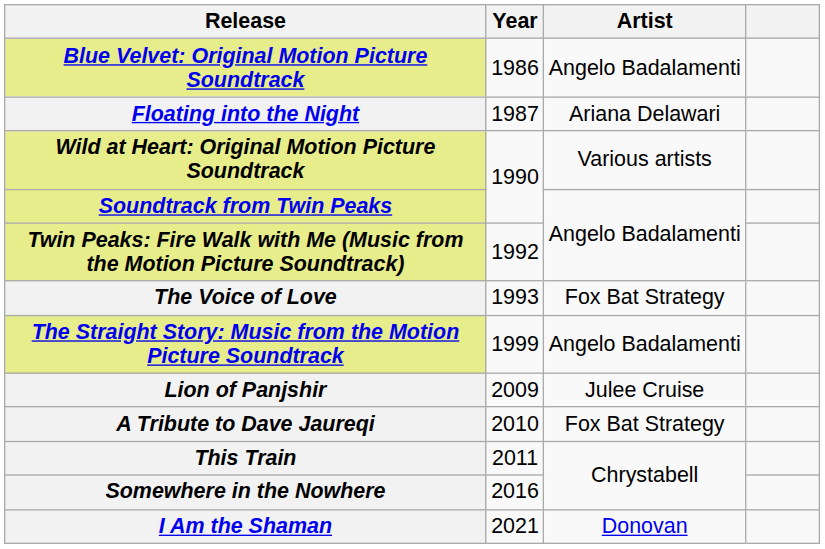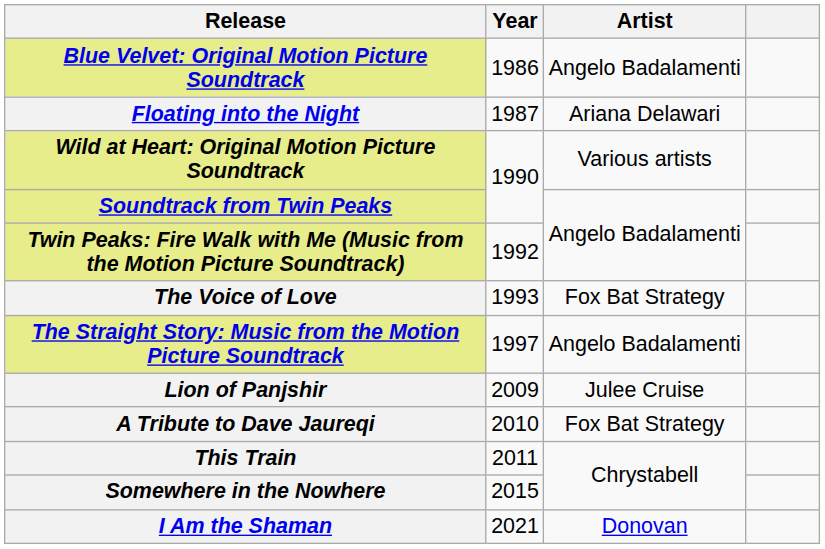(515, 343) 1999 -> (515, 343) 1997
(515, 492) 2016 -> (515, 492) 2015
